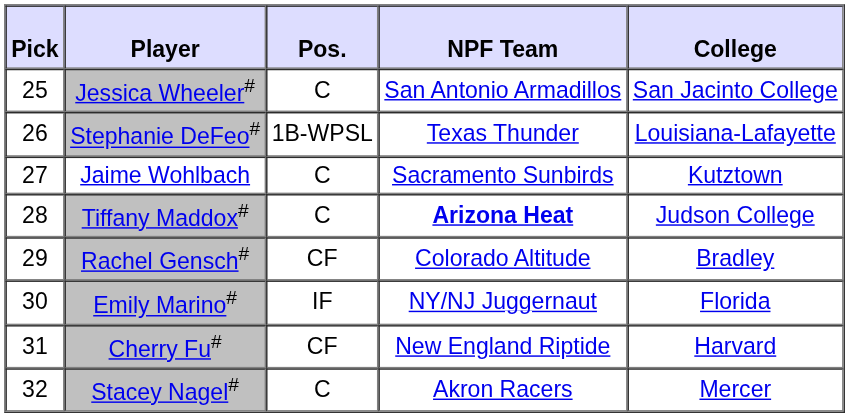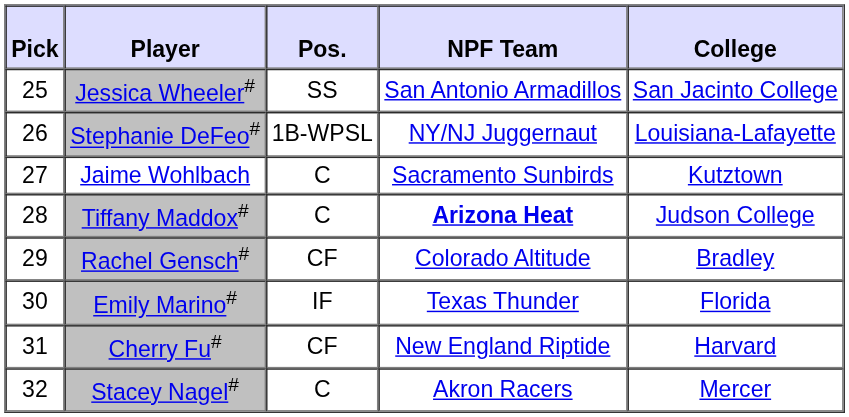(322, 90) C -> (322, 90) SS
(503, 134) Texas Thunder -> (503, 134) NY/NJ Juggernaut
(503, 302) NY/NJ Juggernaut -> (503, 302) Texas Thunder
